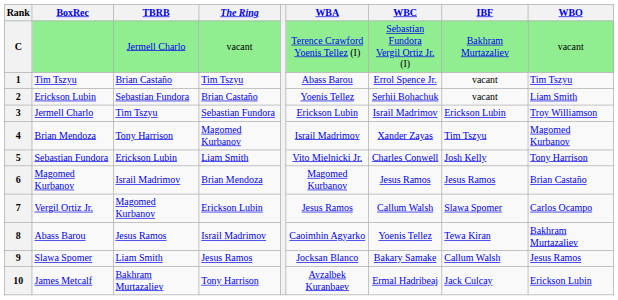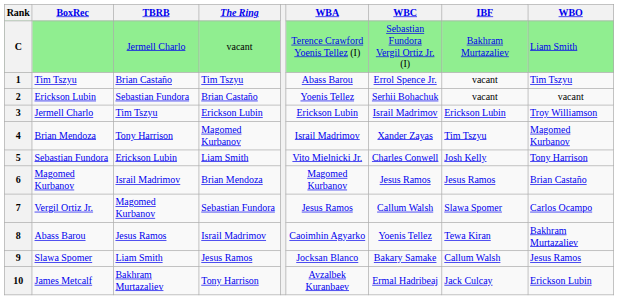(571, 47) vacant -> (554, 47) Liam Smith
(554, 97) Liam Smith -> (571, 97) vacant
(238, 113) Sebastian Fundora -> (232, 113) Erickson Lubin
(232, 208) Erickson Lubin -> (238, 208) Sebastian Fundora
